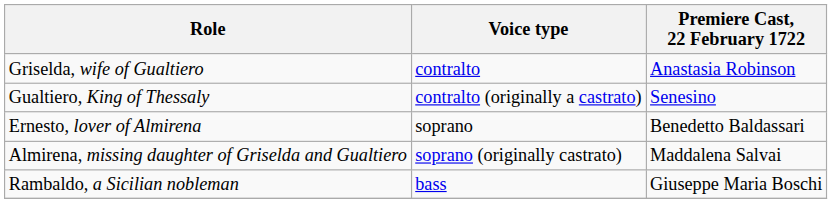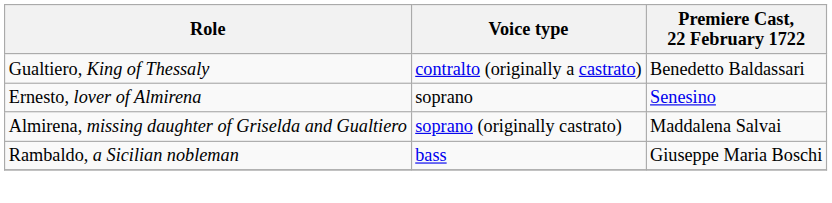- row: (106, 68)
(683, 97) Senesino -> (727, 68) Benedetto Baldassari
(727, 126) Benedetto Baldassari -> (683, 97) Senesino
